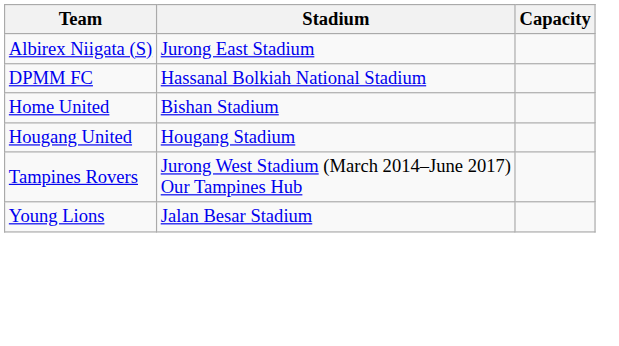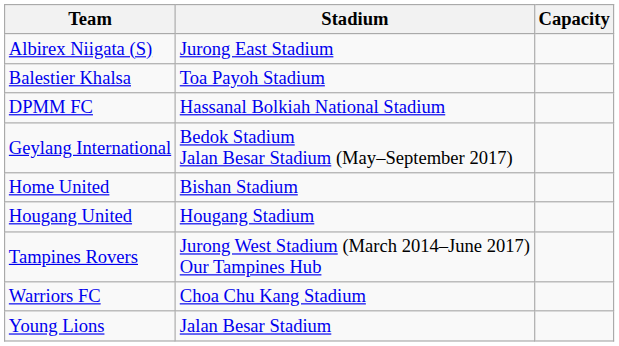+ row: (70, 78)
+ row: (90, 147)
+ row: (55, 296)
